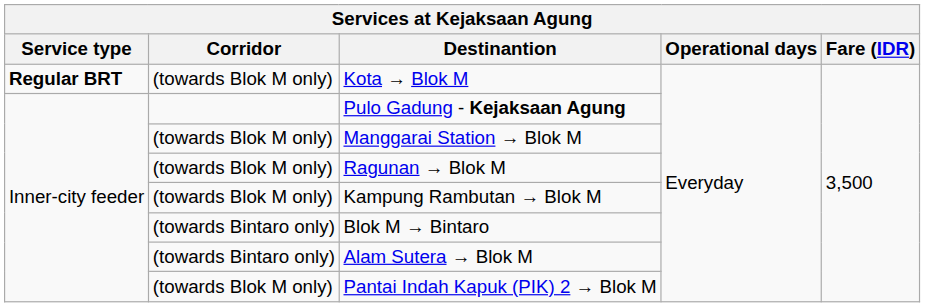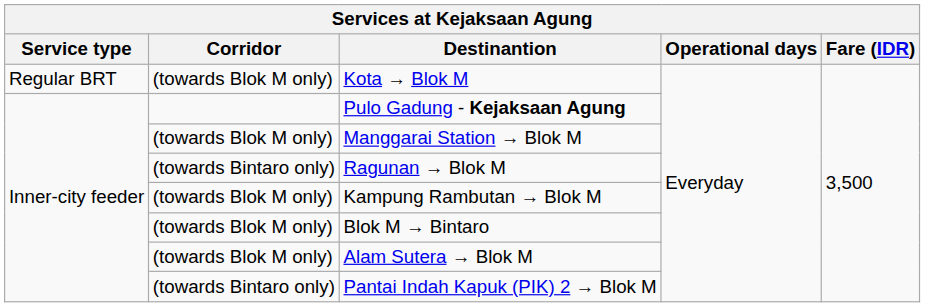(66, 78) bold -> (63, 78) normal
(243, 167) (towards Blok M only) -> (244, 167) (towards Bintaro only)
(244, 227) (towards Bintaro only) -> (243, 227) (towards Blok M only)
(244, 256) (towards Bintaro only) -> (243, 256) (towards Blok M only)
(243, 286) (towards Blok M only) -> (244, 286) (towards Bintaro only)
